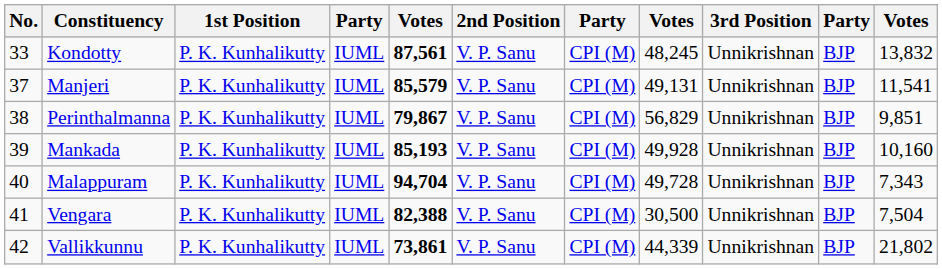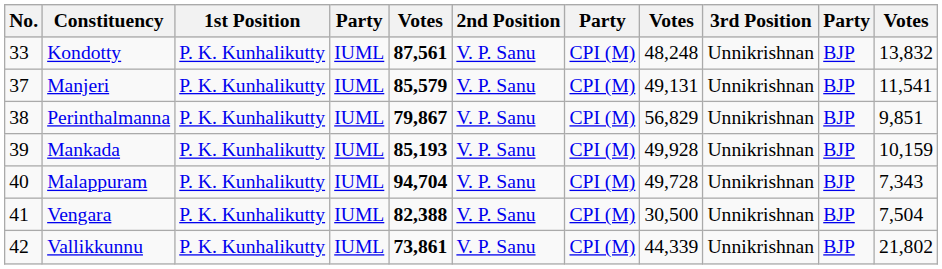(671, 53) 48,245 -> (671, 53) 48,248
(906, 150) 10,160 -> (906, 150) 10,159
